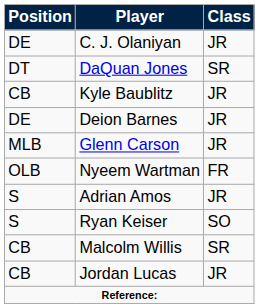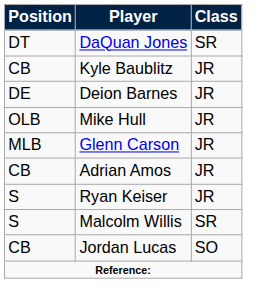- row: (130, 42)
+ row: (113, 119)
- row: (140, 171)
(14, 196) S -> (19, 171) CB
(219, 222) SO -> (205, 196) JR
(19, 247) CB -> (14, 222) S
(217, 273) JR -> (206, 247) SO
